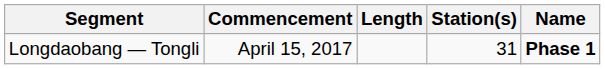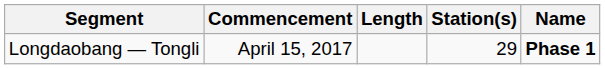(507, 48) 31 -> (507, 48) 29
